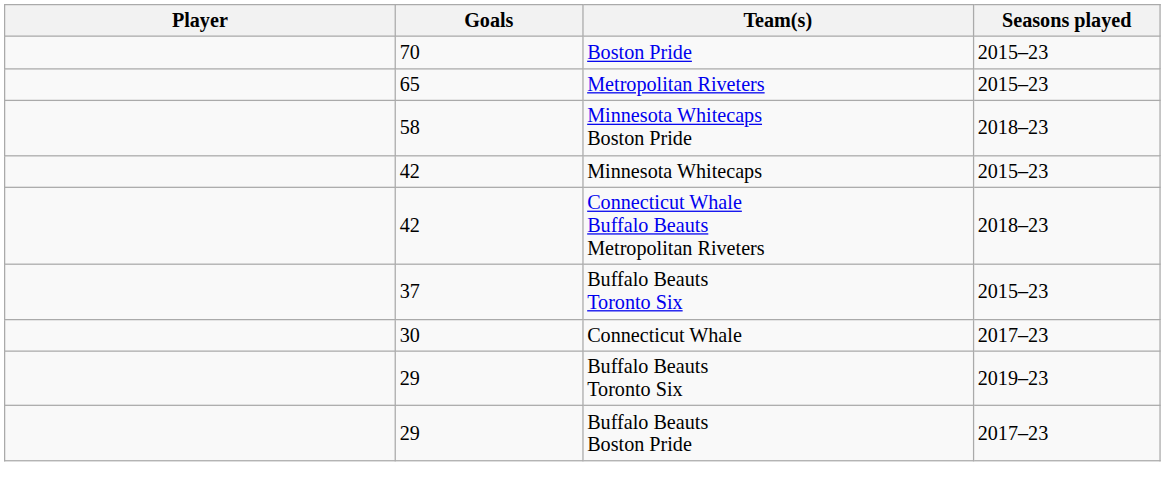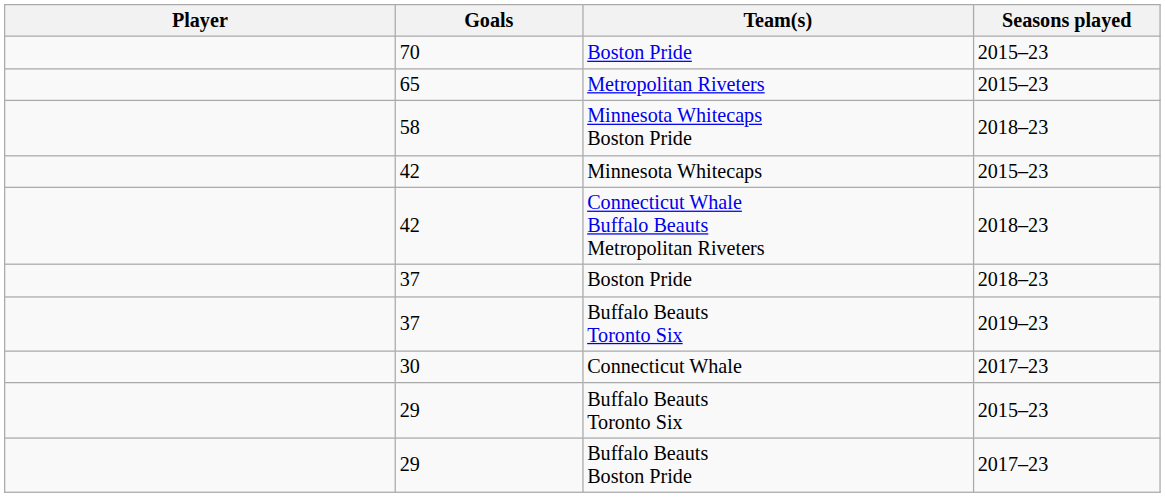+ row: (410, 280)
(1013, 291) 2015–23 -> (1013, 323) 2019–23
(1013, 378) 2019–23 -> (1013, 410) 2015–23
